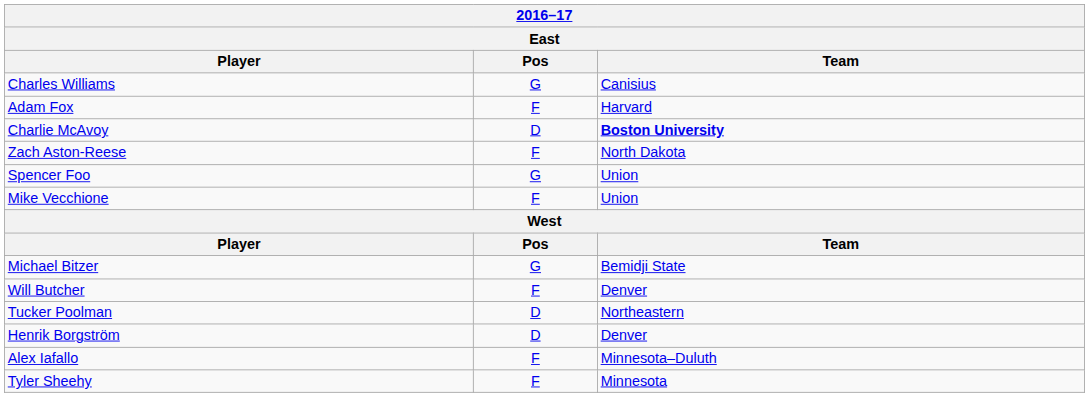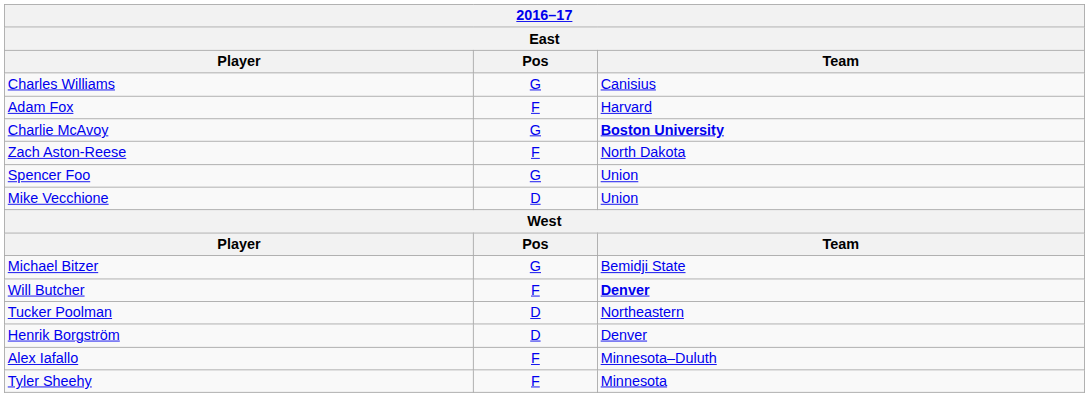(535, 130) D -> (535, 130) G
(535, 198) F -> (535, 198) D
(624, 289) normal -> (625, 289) bold
